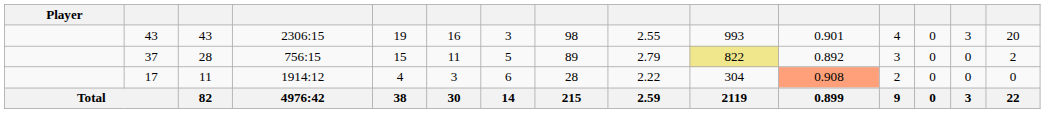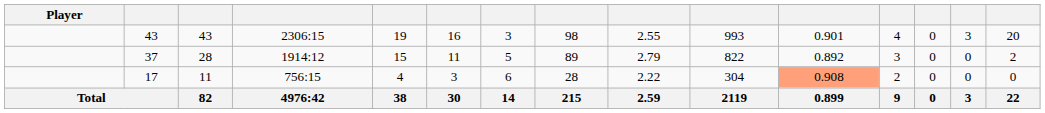(303, 56) 756:15 -> (303, 56) 1914:12
(734, 56) khaki background -> (734, 56) no background
(303, 77) 1914:12 -> (303, 77) 756:15
